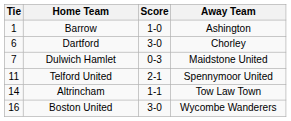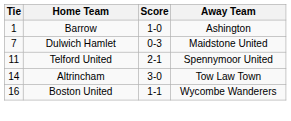- row: (81, 44)
(155, 92) 1-1 -> (155, 76) 3-0
(155, 108) 3-0 -> (155, 92) 1-1
